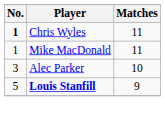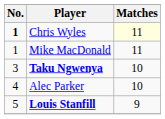(137, 31) no background -> (137, 31) lightyellow background
+ row: (66, 68)
(15, 68) 3 -> (15, 86) 4
